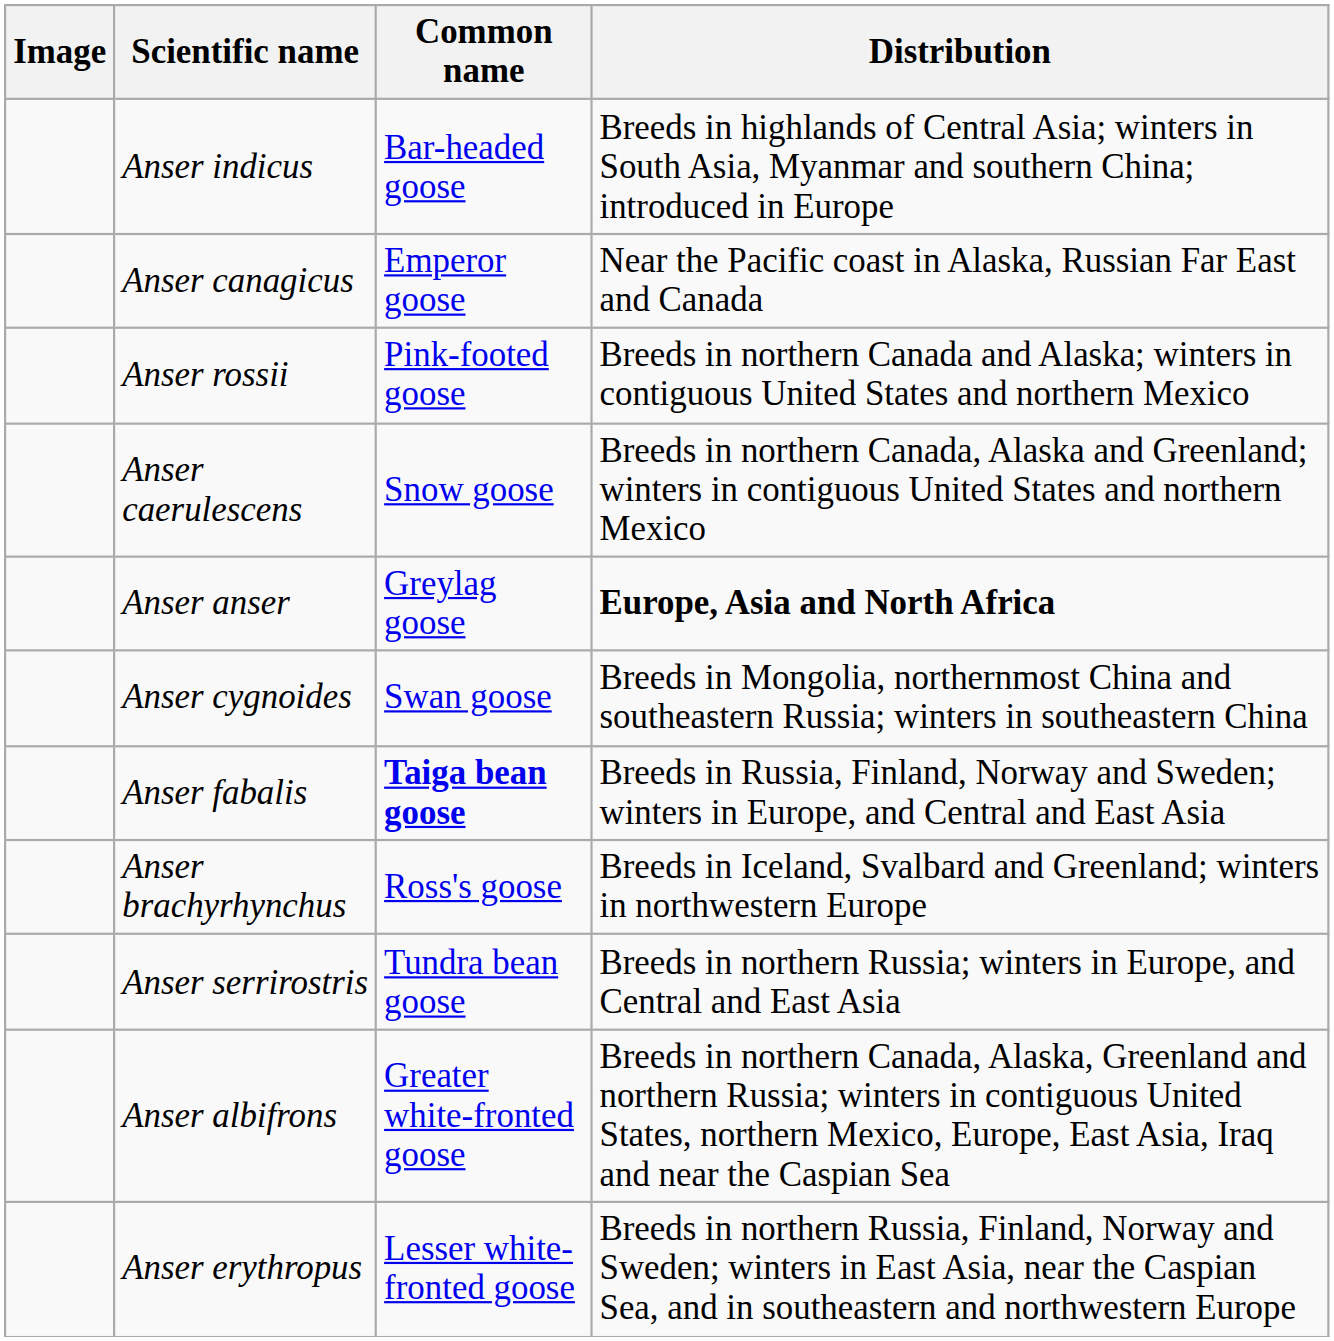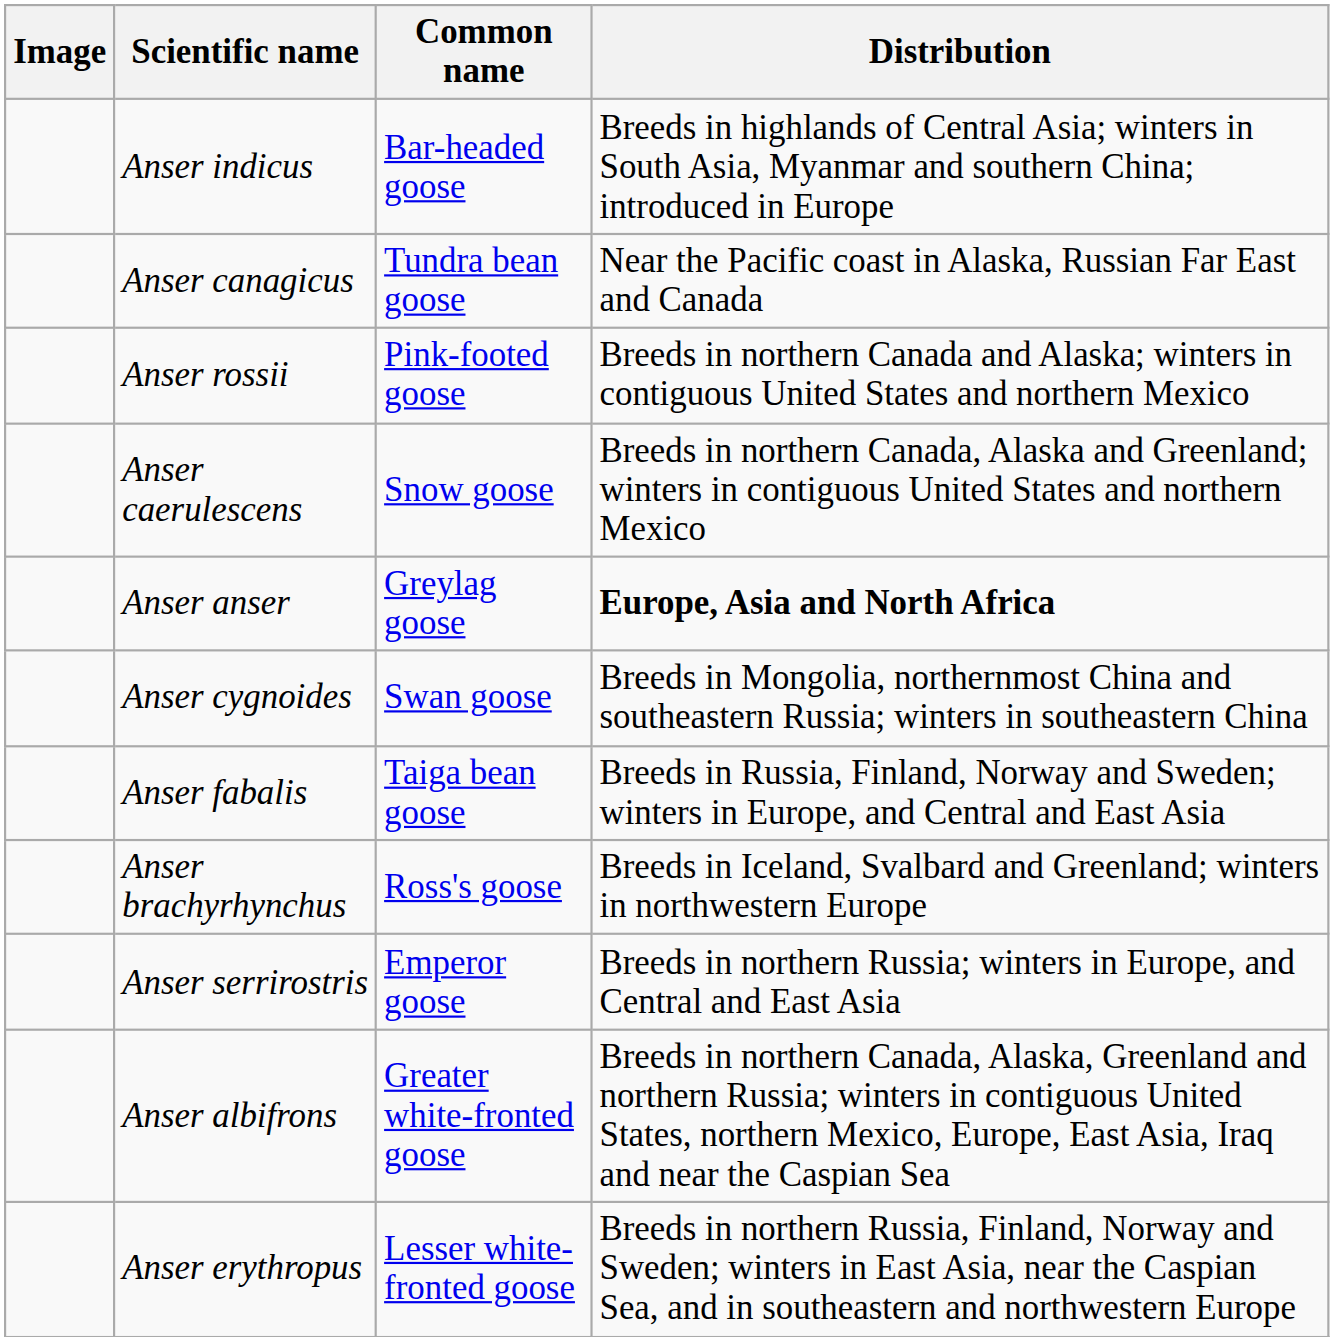(445, 280) Emperor goose -> (471, 280) Tundra bean goose
(465, 792) bold -> (460, 792) normal
(471, 981) Tundra bean goose -> (445, 981) Emperor goose
